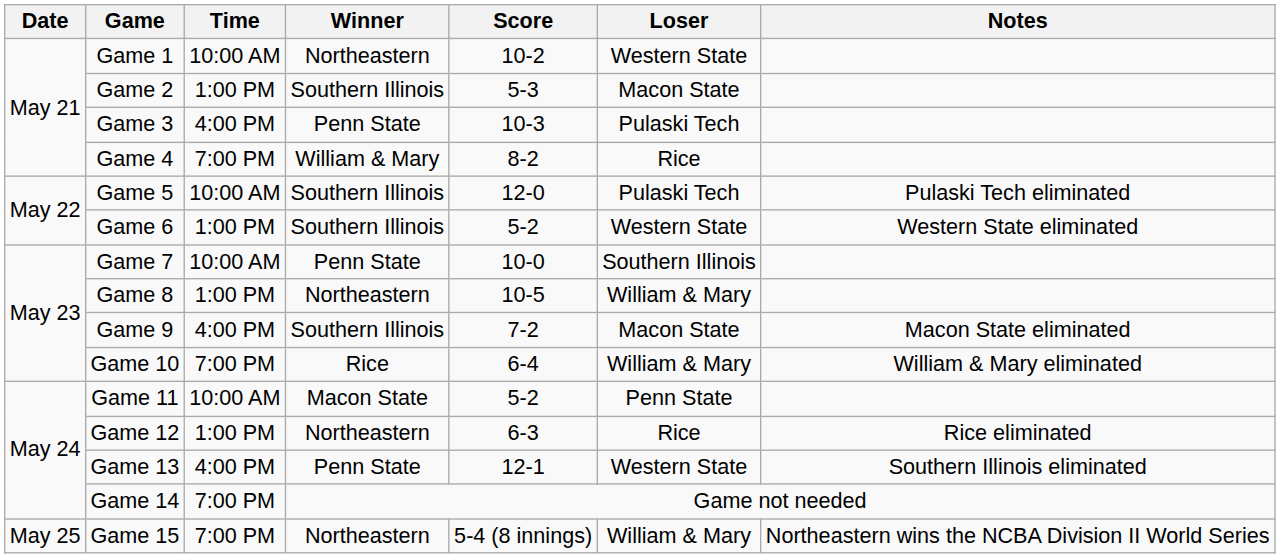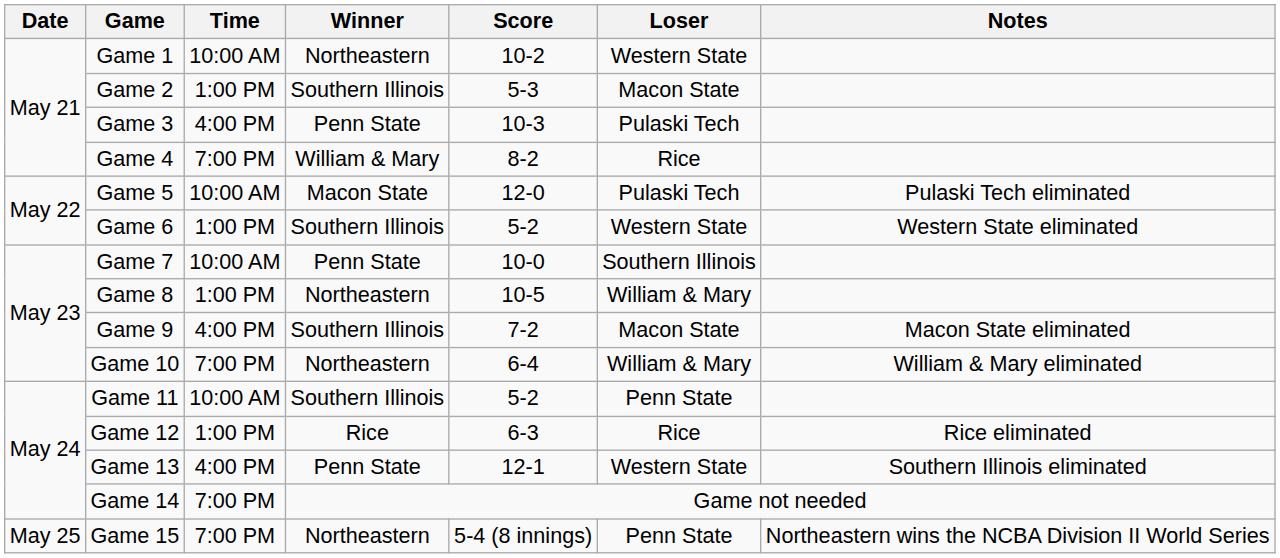(367, 192) Southern Illinois -> (367, 192) Macon State
(367, 364) Rice -> (367, 364) Northeastern
(367, 398) Macon State -> (367, 398) Southern Illinois
(367, 432) Northeastern -> (367, 432) Rice
(679, 535) William & Mary -> (679, 535) Penn State
